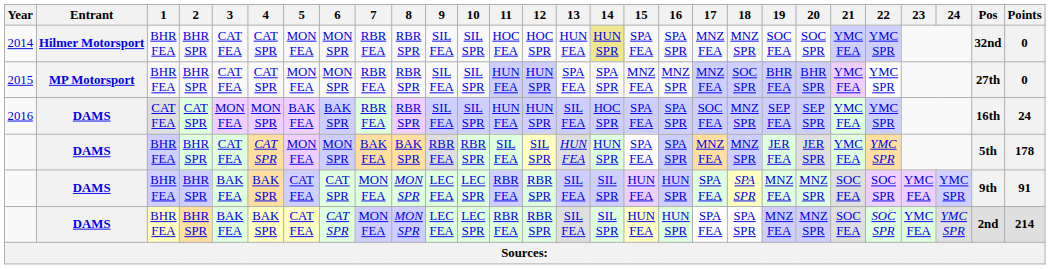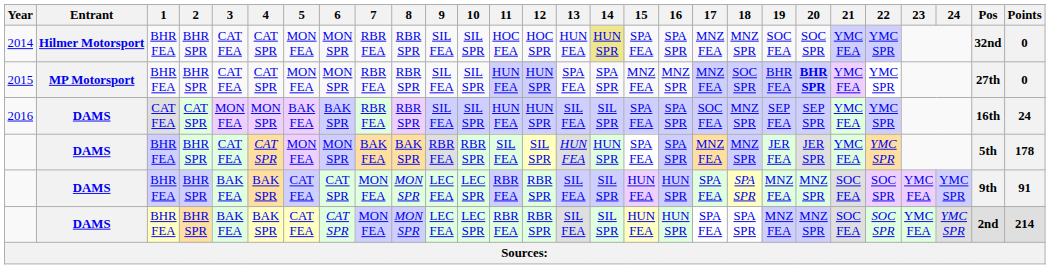(814, 79) normal -> (814, 79) bold
(607, 115) HOC SPR -> (607, 115) SIL SPR
